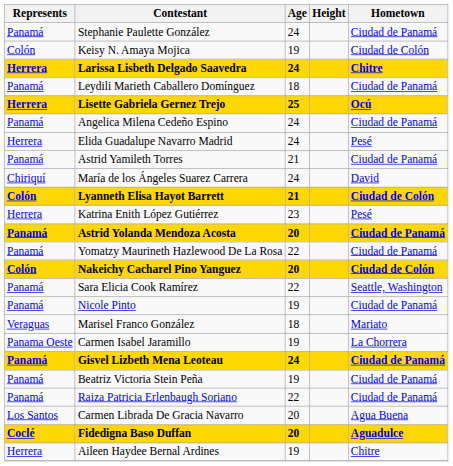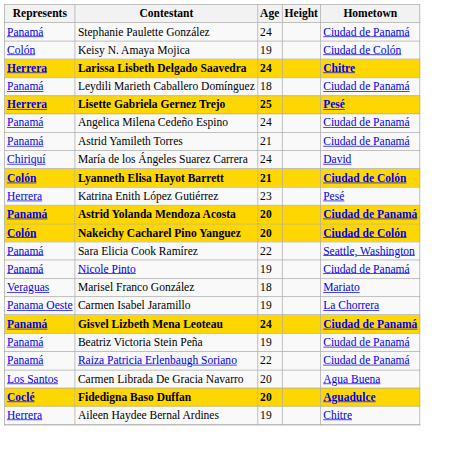(361, 104) Ocú -> (334, 104) Pesé
- row: (155, 141)
- row: (180, 251)
